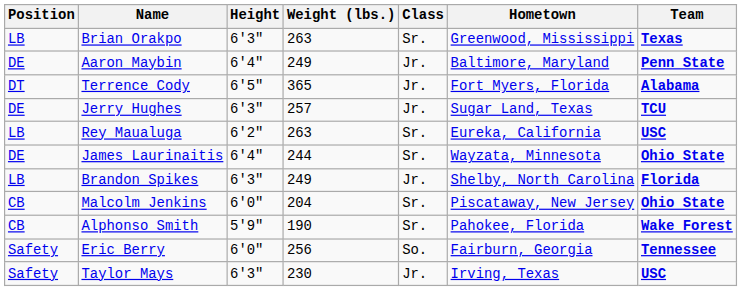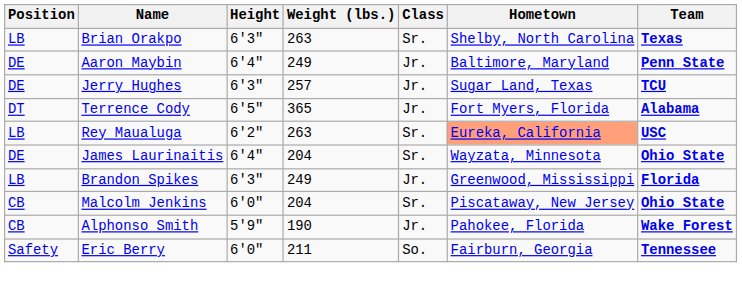(542, 39) Greenwood, Mississippi -> (542, 39) Shelby, North Carolina
rows swapped: (136, 86) <-> (132, 110)
(526, 133) no background -> (526, 133) lightsalmon background
(299, 156) 244 -> (299, 156) 204
(542, 180) Shelby, North Carolina -> (542, 180) Greenwood, Mississippi
(415, 226) Sr. -> (415, 226) Jr.
(299, 250) 256 -> (299, 250) 211
- row: (127, 273)
